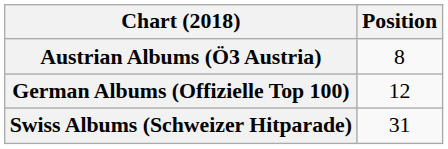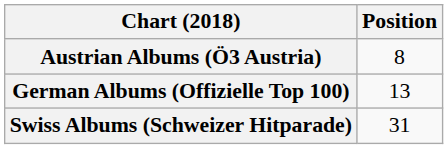(400, 90) 12 -> (400, 90) 13
